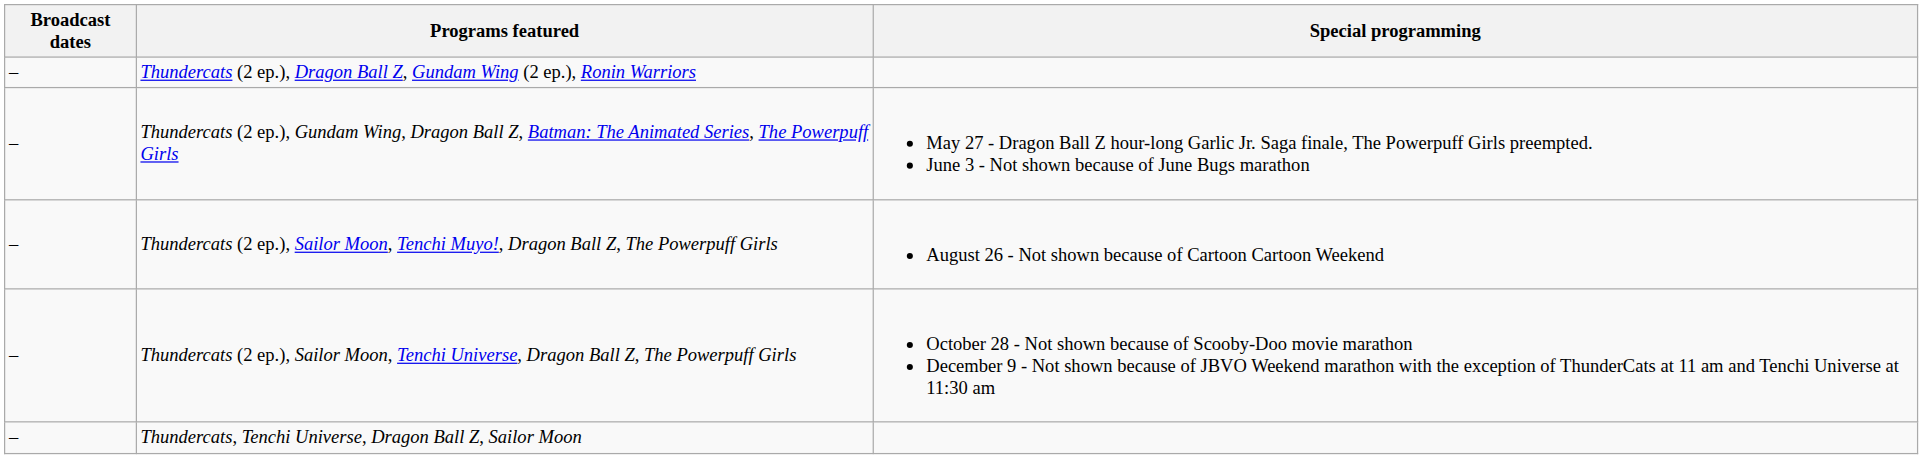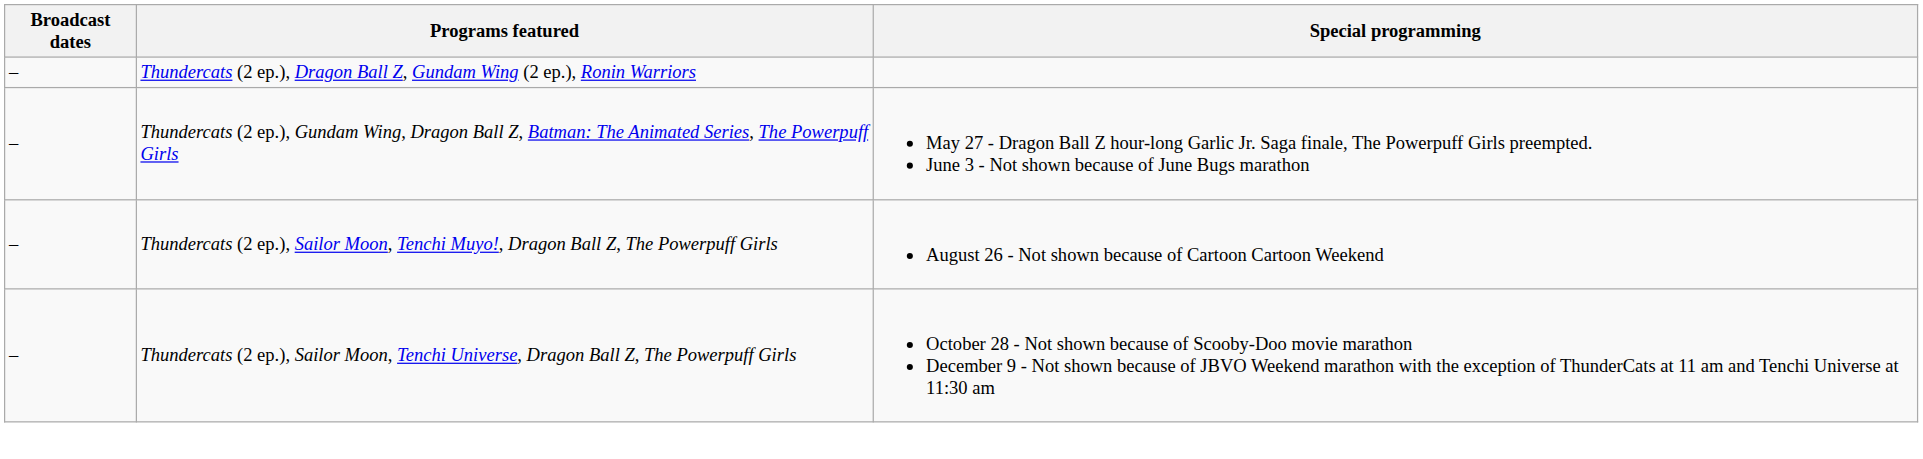- row: (361, 437)
